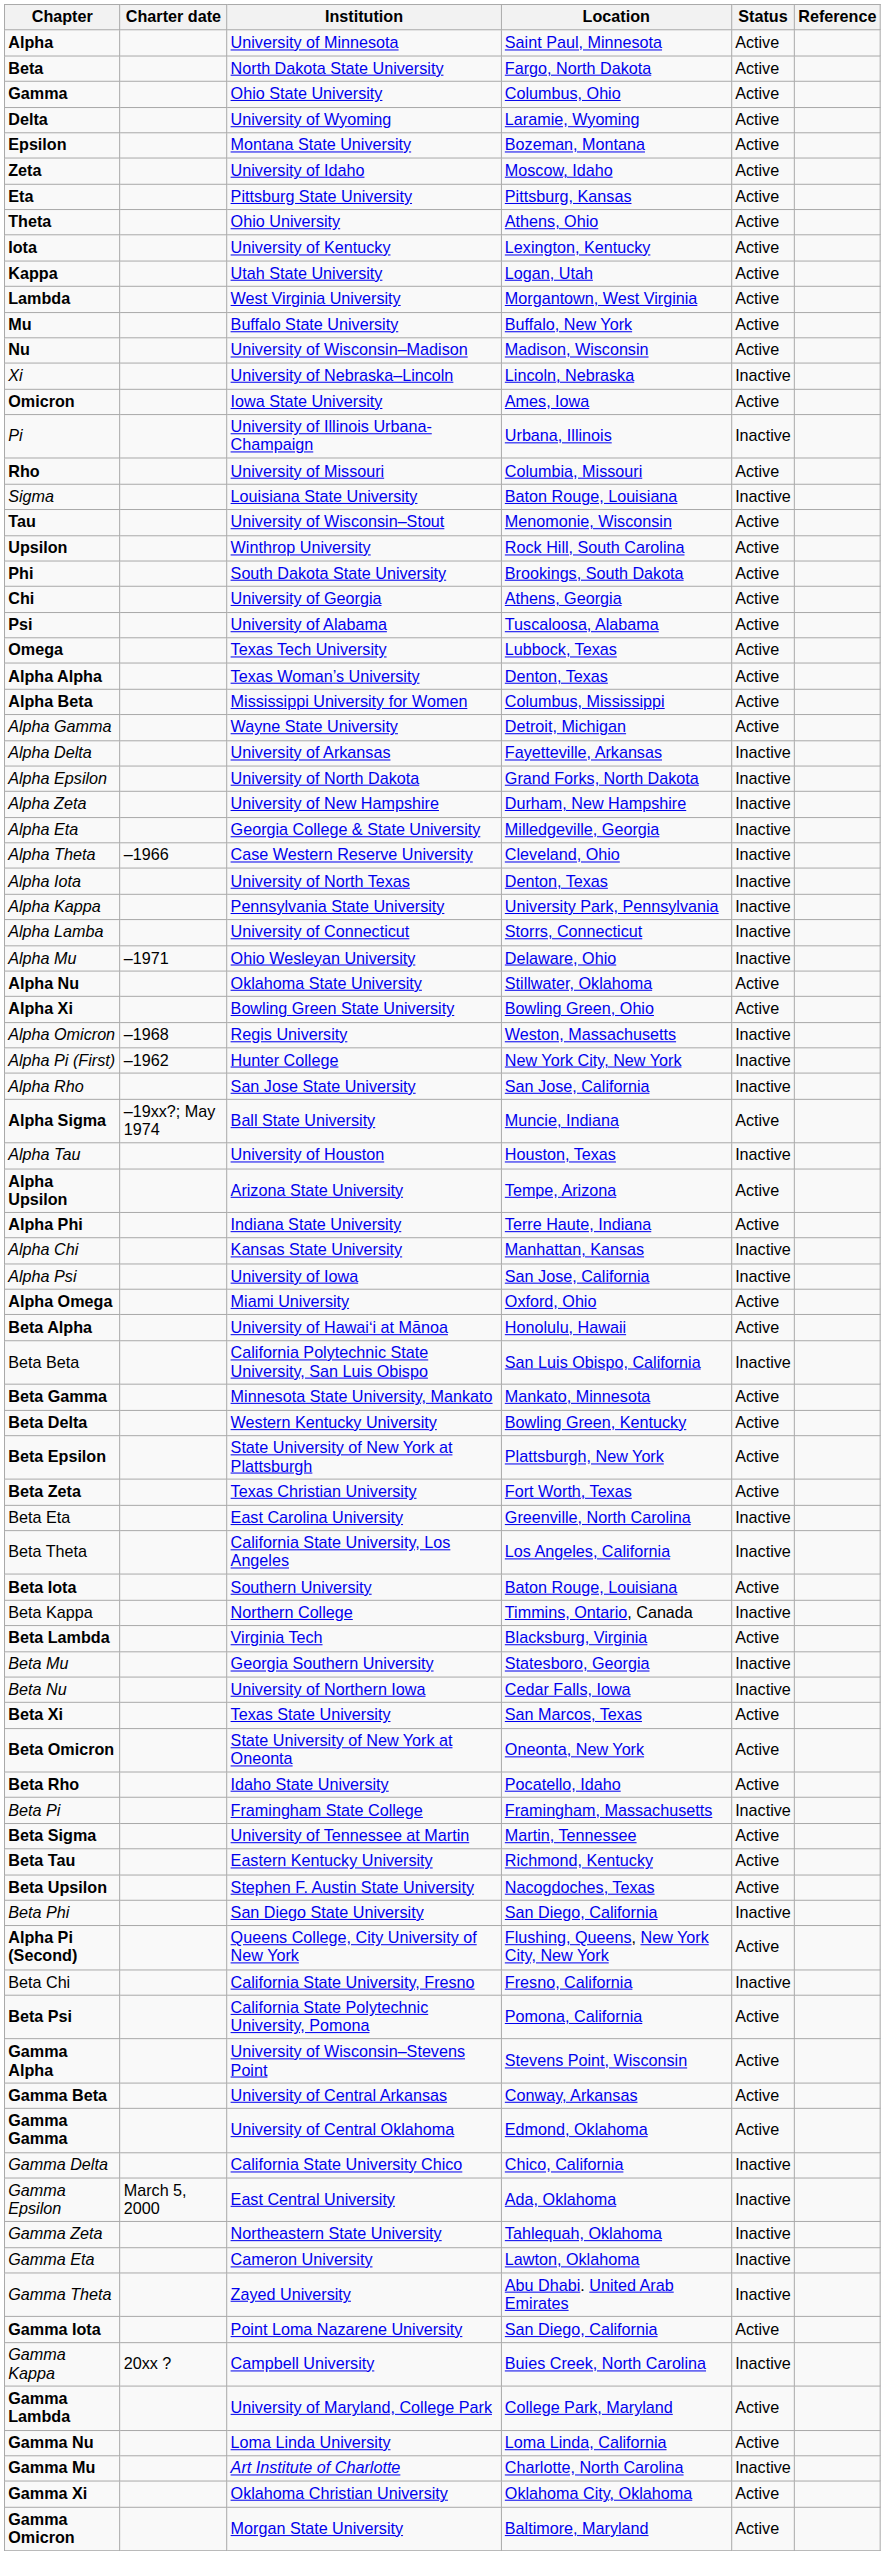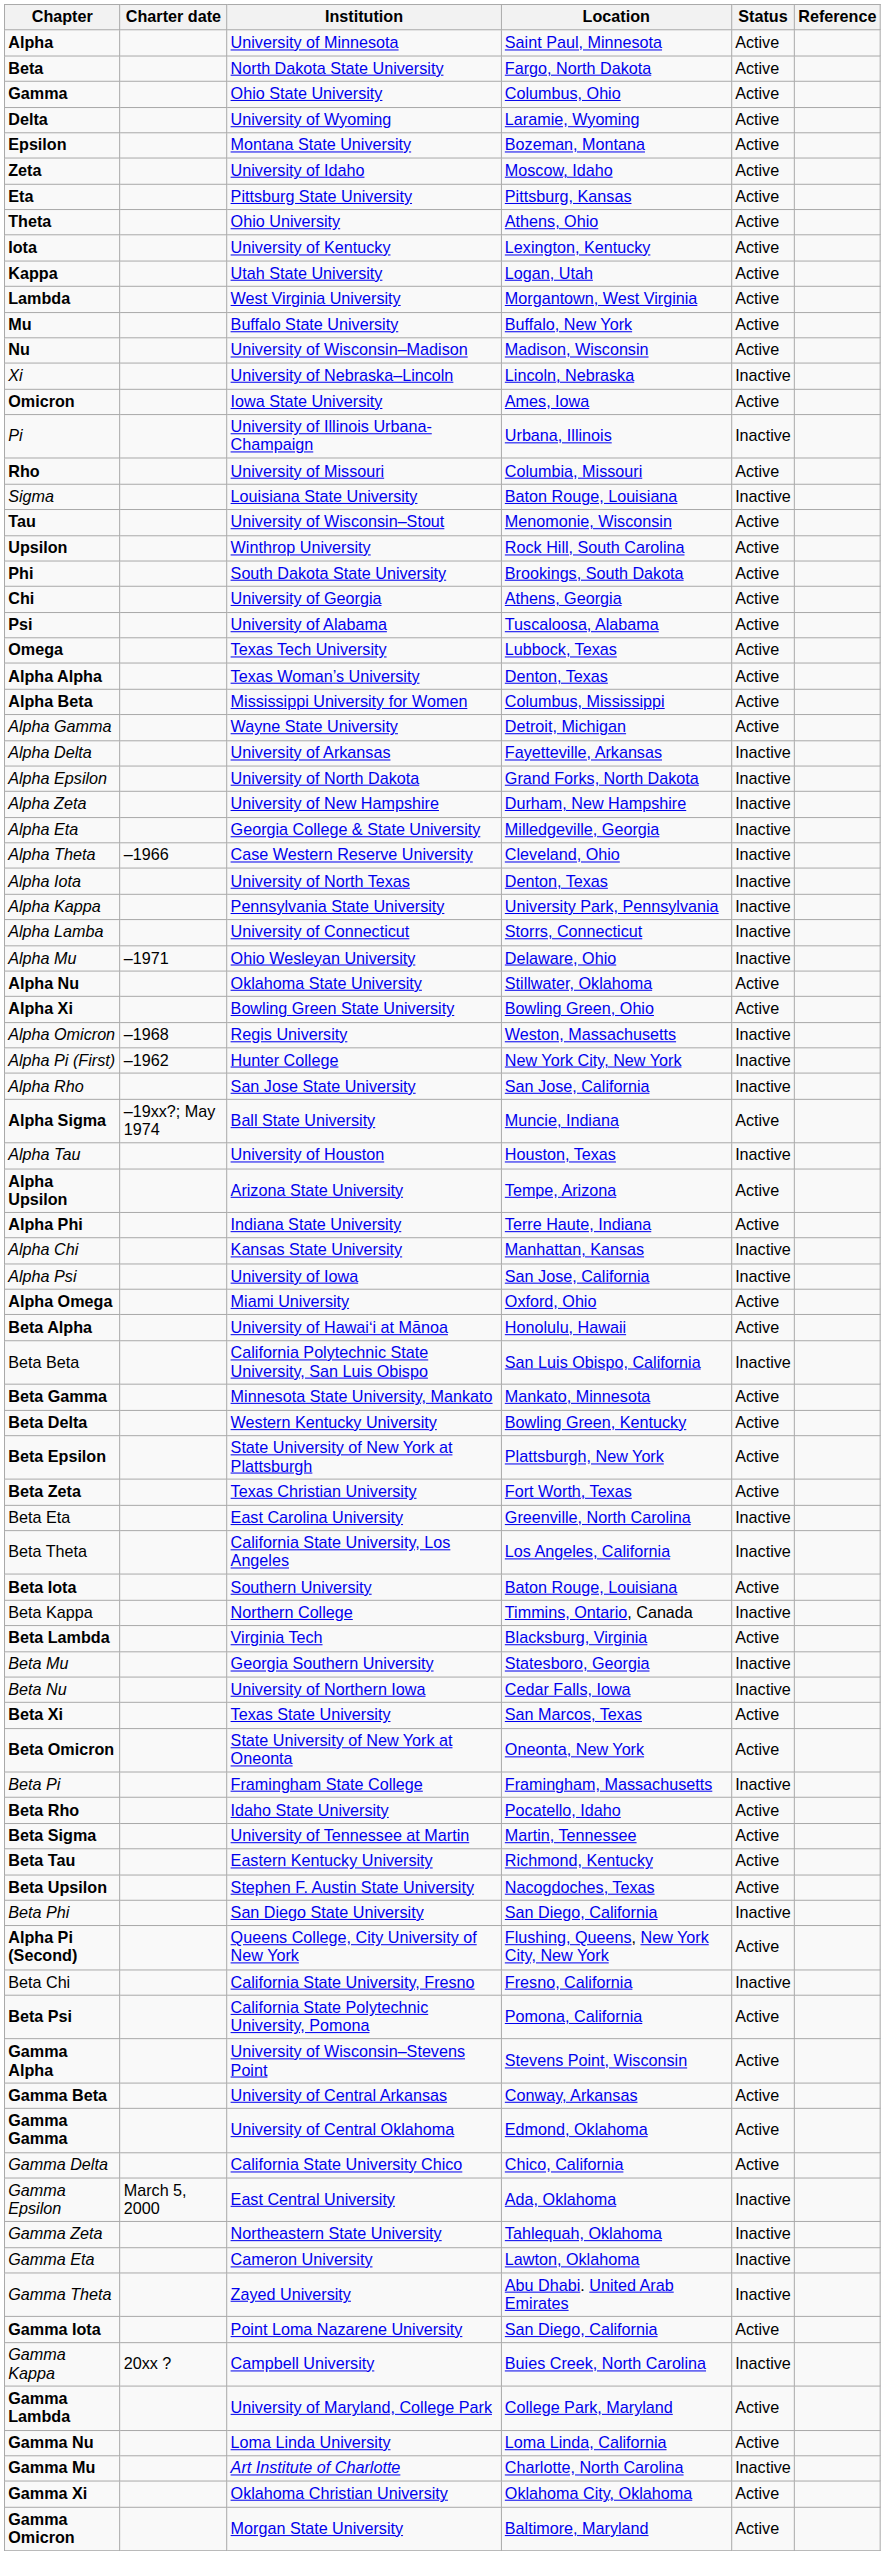rows swapped: (34, 1810) <-> (44, 1784)
(763, 2165) Inactive -> (757, 2165) Active
